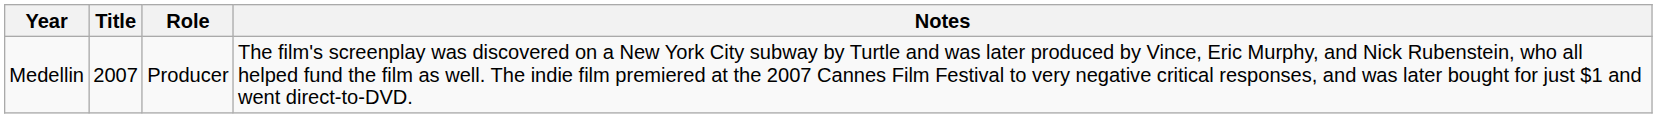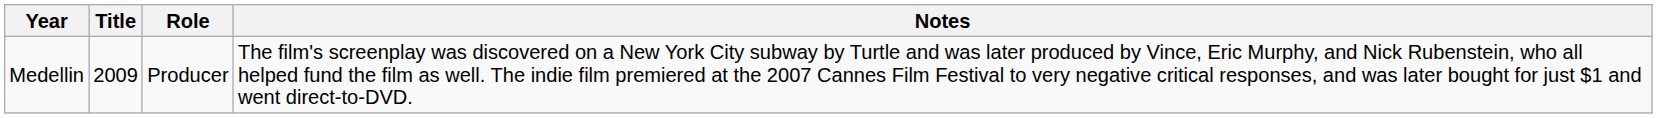(116, 75) 2007 -> (116, 75) 2009
